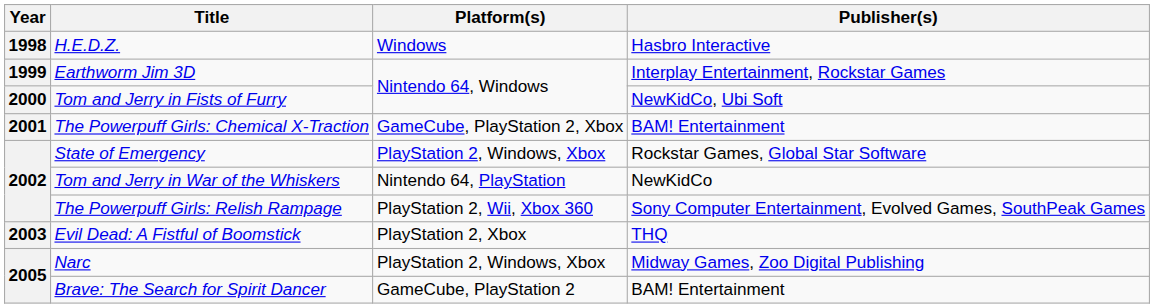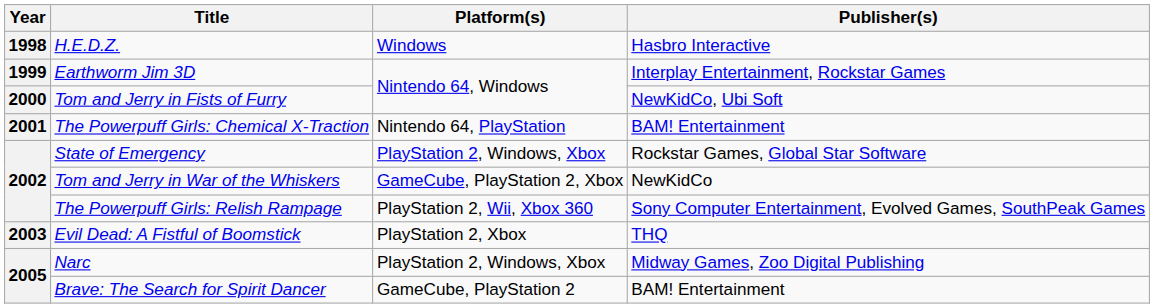(500, 126) GameCube, PlayStation 2, Xbox -> (471, 126) Nintendo 64, PlayStation
(471, 180) Nintendo 64, PlayStation -> (500, 180) GameCube, PlayStation 2, Xbox
